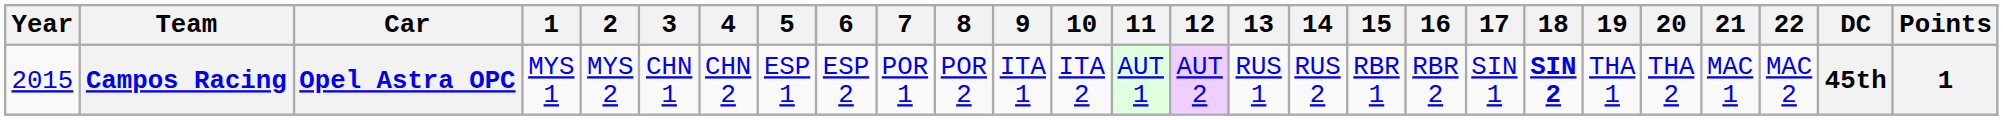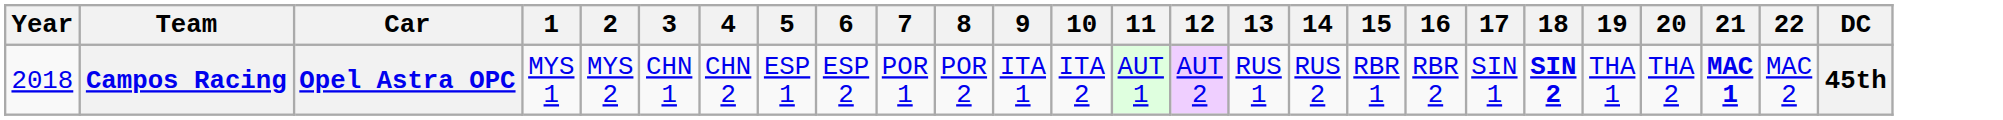- column: (1946, 25)
(42, 80) 2015 -> (42, 80) 2018
(1730, 80) normal -> (1730, 80) bold
